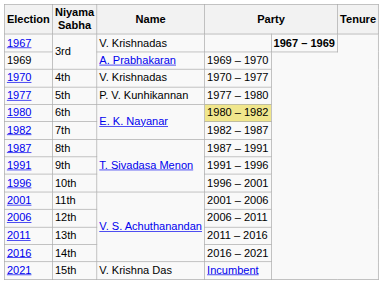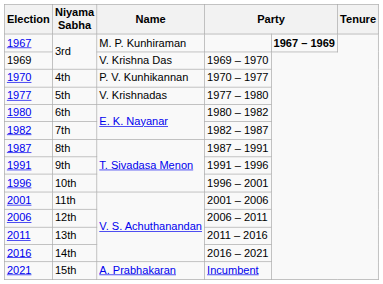(133, 43) V. Krishnadas -> (143, 43) M. P. Kunhiraman
(138, 60) A. Prabhakaran -> (136, 60) V. Krishna Das
(133, 78) V. Krishnadas -> (144, 78) P. V. Kunhikannan
(144, 95) P. V. Kunhikannan -> (133, 95) V. Krishnadas
(238, 113) khaki background -> (238, 113) no background
(136, 270) V. Krishna Das -> (138, 270) A. Prabhakaran
